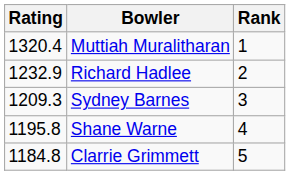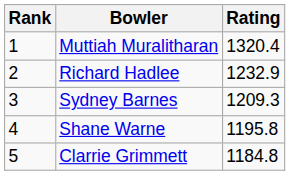columns swapped: (259, 18) <-> (36, 18)
